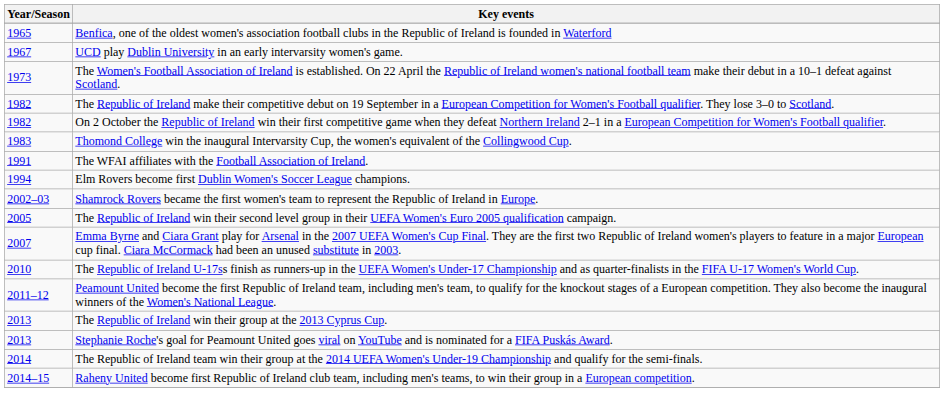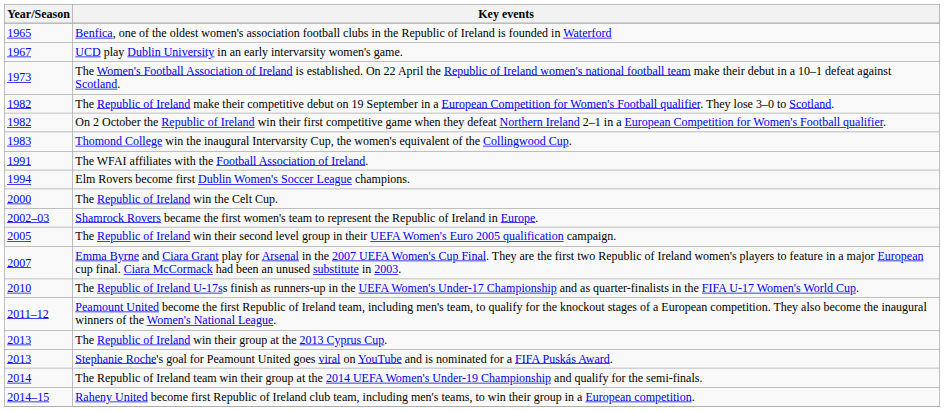+ row: (177, 198)
